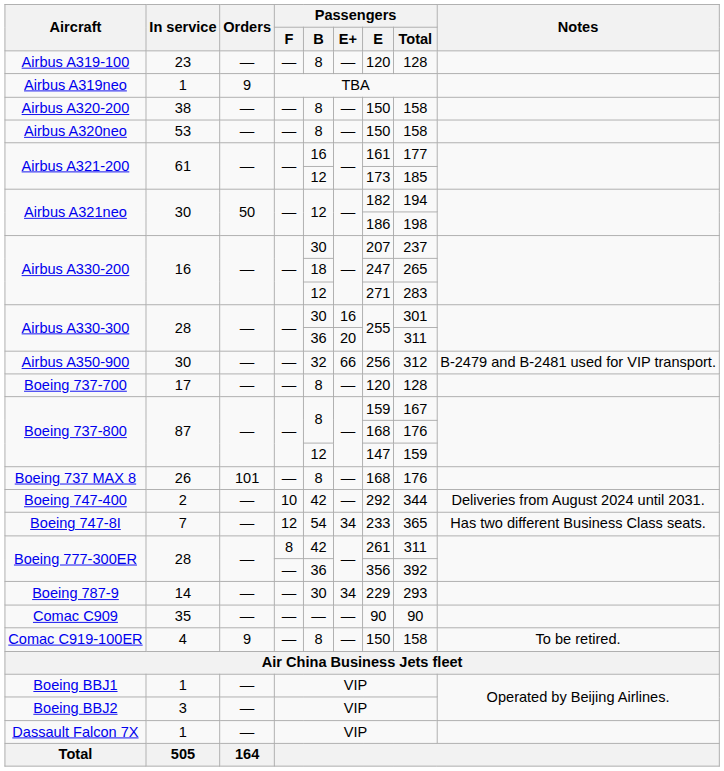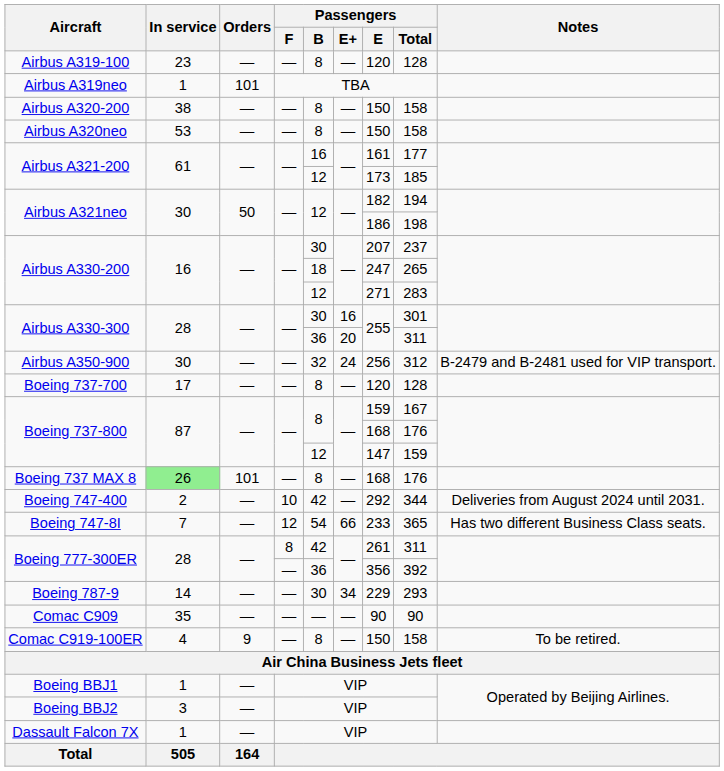(247, 85) 9 -> (247, 85) 101
(348, 362) 66 -> (348, 362) 24
(183, 477) no background -> (183, 477) lightgreen background
(348, 524) 34 -> (348, 524) 66
